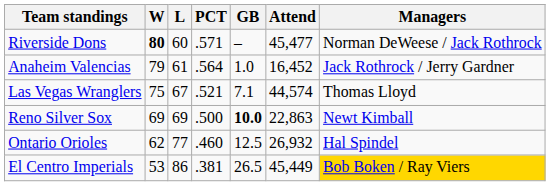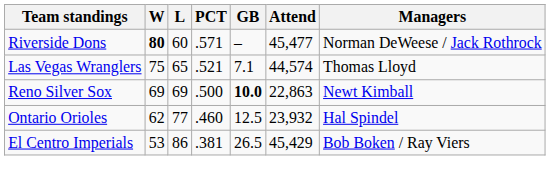- row: (69, 67)
(180, 92) 67 -> (180, 67) 65
(291, 142) 26,932 -> (291, 117) 23,932
(291, 167) 45,449 -> (291, 142) 45,429
(396, 167) gold background -> (396, 142) no background
